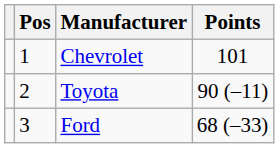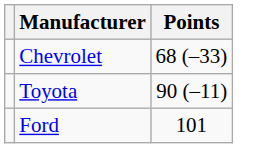- column: (35, 21)
(233, 56) 101 -> (191, 56) 68 (–33)
(233, 125) 68 (–33) -> (191, 125) 101
